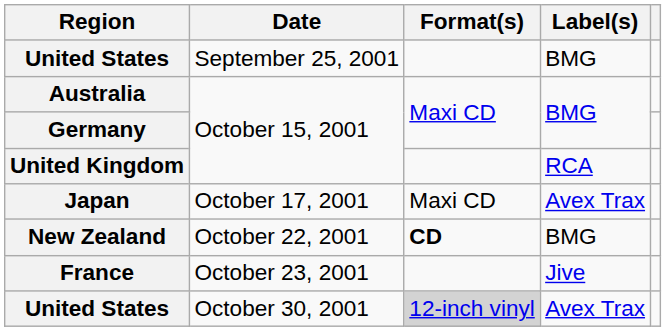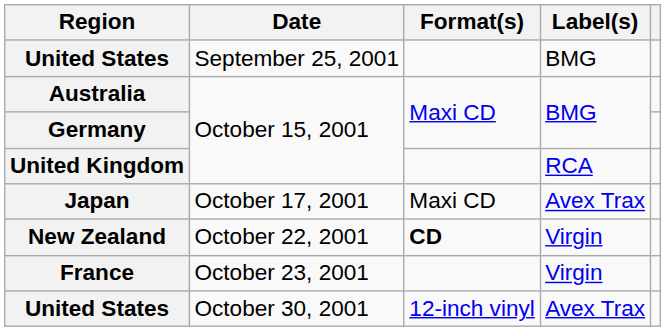(571, 237) BMG -> (574, 237) Virgin
(565, 272) Jive -> (574, 272) Virgin
(472, 308) lightgrey background -> (472, 308) no background
